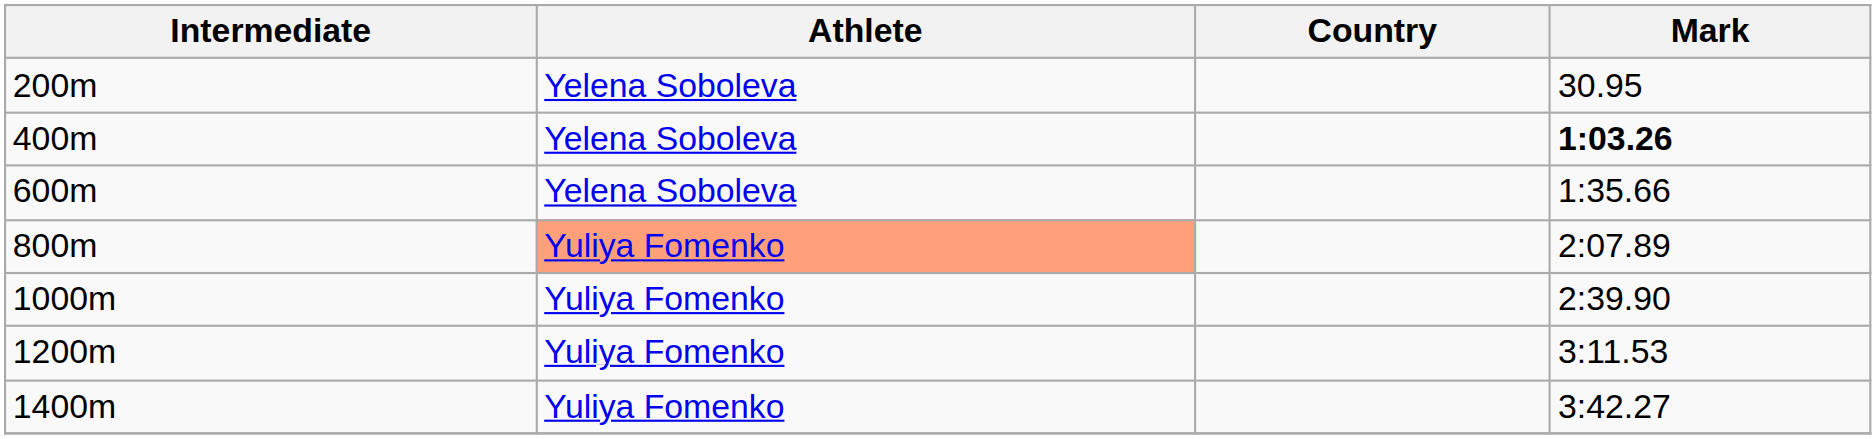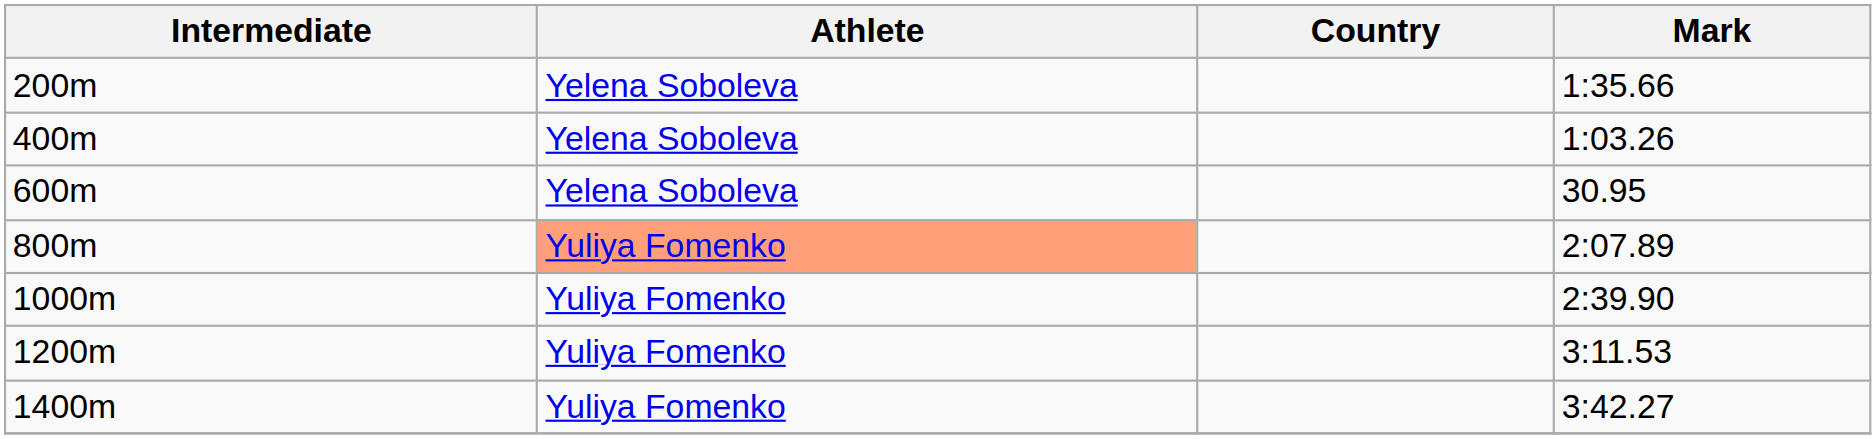(1600, 84) 30.95 -> (1618, 84) 1:35.66
(1615, 138) bold -> (1618, 138) normal
(1614, 191) 1:35.66 -> (1604, 191) 30.95
